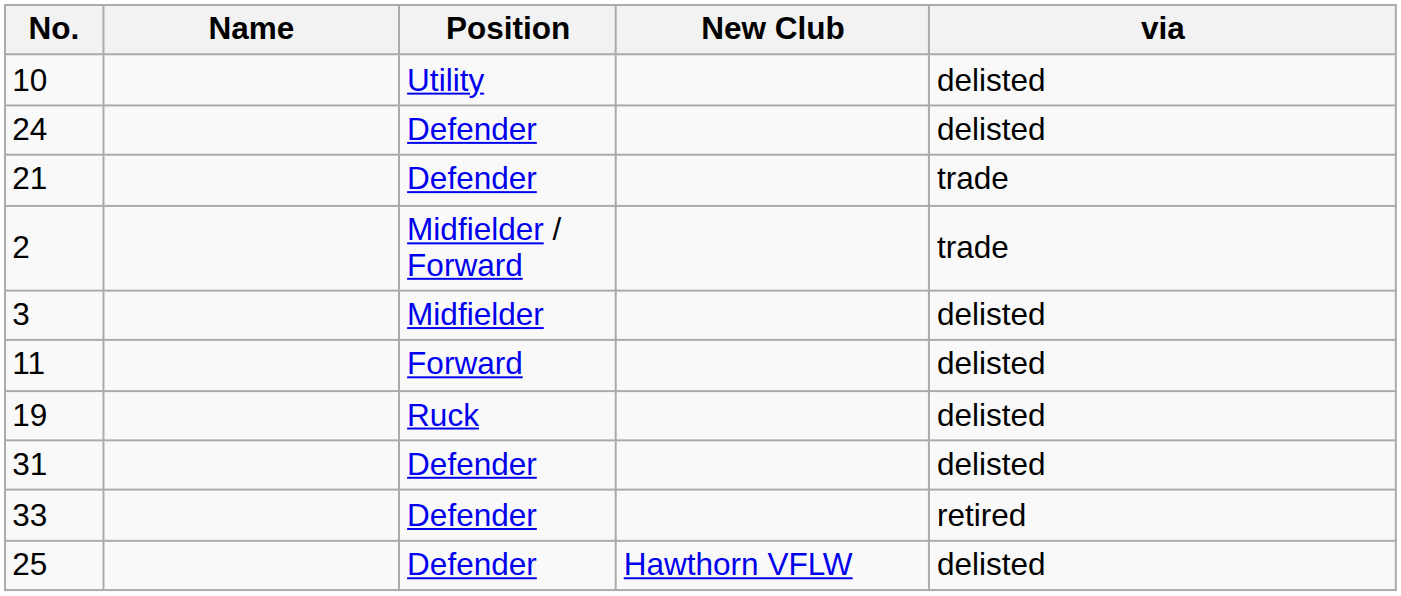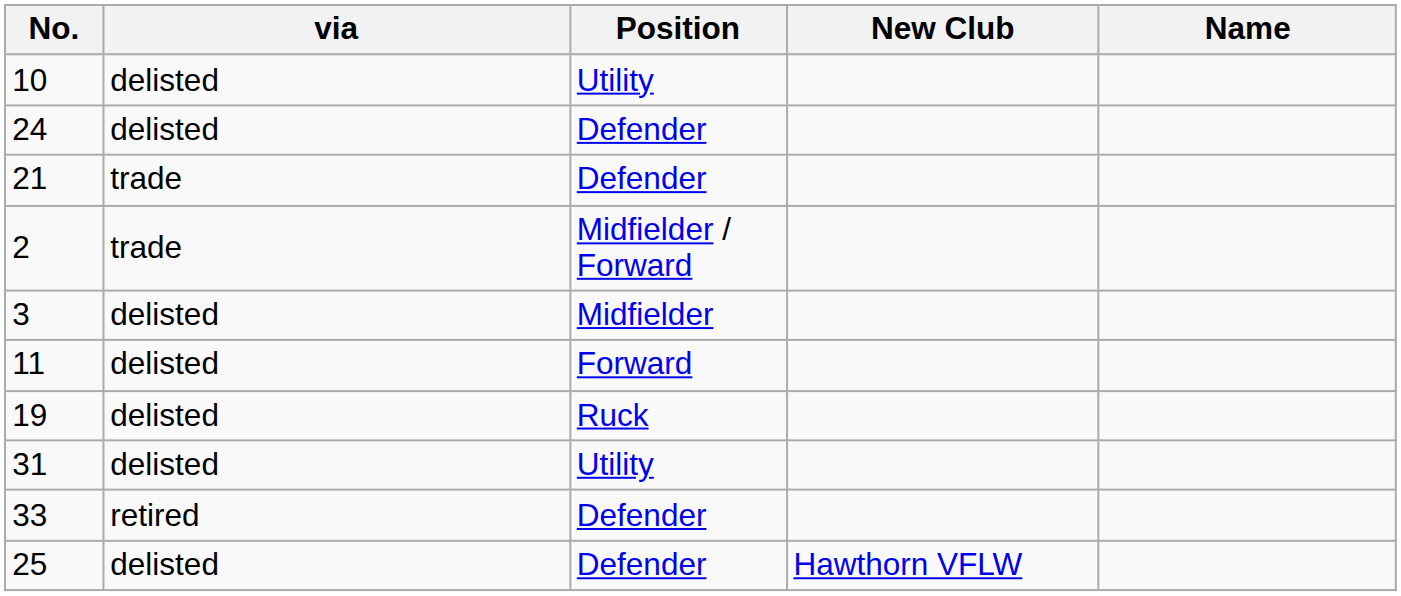columns swapped: (251, 29) <-> (1163, 29)
(472, 464) Defender -> (615, 464) Utility
